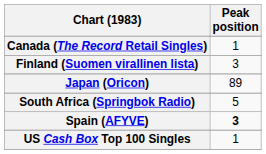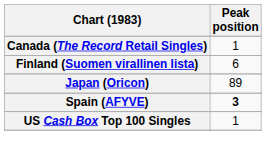(236, 64) 3 -> (236, 64) 6
- row: (107, 102)
